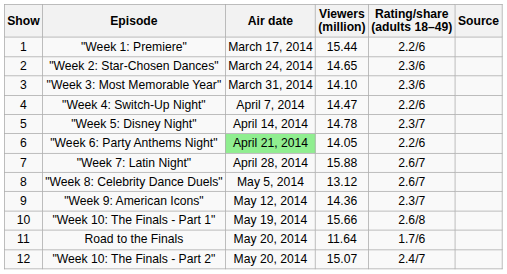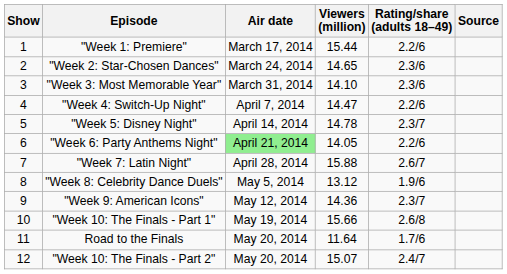(412, 182) 2.6/7 -> (412, 182) 1.9/6
